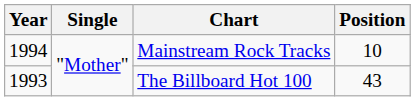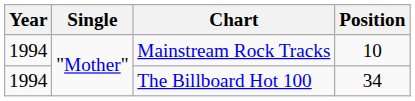(28, 80) 1993 -> (28, 80) 1994
(372, 80) 43 -> (372, 80) 34
